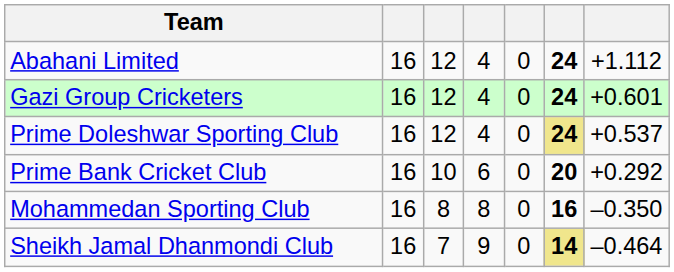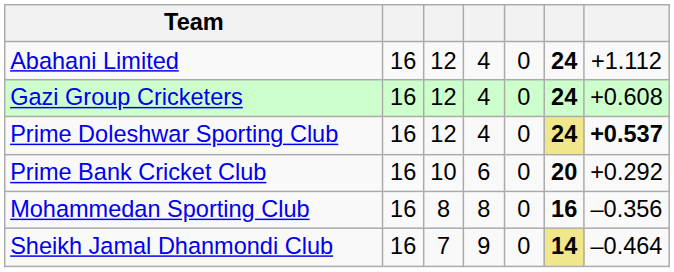(626, 97) +0.601 -> (626, 97) +0.608
(626, 135) normal -> (626, 135) bold
(626, 209) –0.350 -> (626, 209) –0.356
